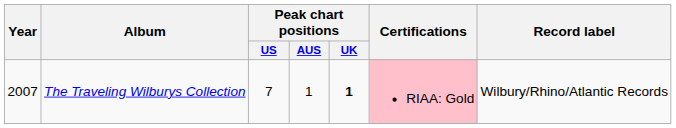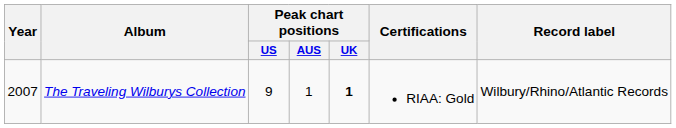(269, 91) 7 -> (269, 91) 9
(423, 99) pink background -> (423, 99) no background
